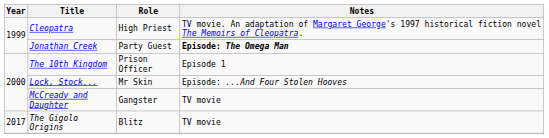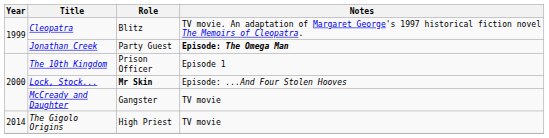(145, 29) High Priest -> (131, 29) Blitz
(135, 82) normal -> (135, 82) bold
(16, 122) 2017 -> (16, 122) 2014
(131, 122) Blitz -> (145, 122) High Priest
